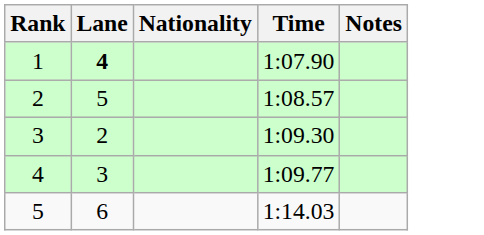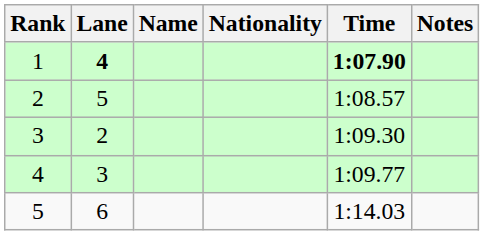+ column: (168, 23)
(299, 60) normal -> (369, 60) bold
